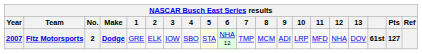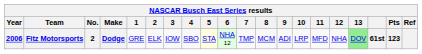(14, 39) 2007 -> (14, 39) 2006
(358, 39) no background -> (358, 39) lightgreen background
(394, 39) 127 -> (394, 39) 123
